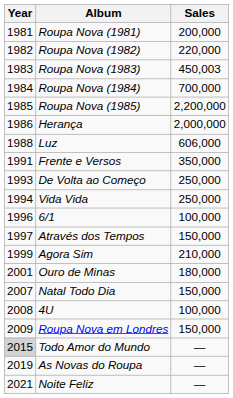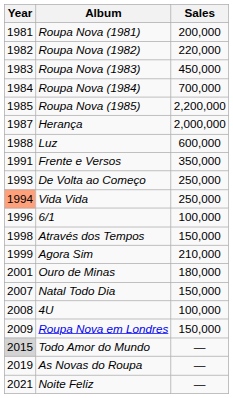(200, 69) 450,003 -> (200, 69) 450,000
(20, 124) 1986 -> (20, 124) 1987
(200, 143) 606,000 -> (200, 143) 600,000
(20, 198) no background -> (20, 198) lightsalmon background
(20, 236) 1997 -> (20, 236) 1998
